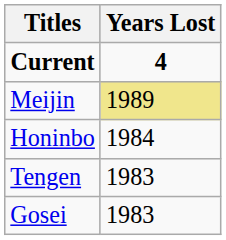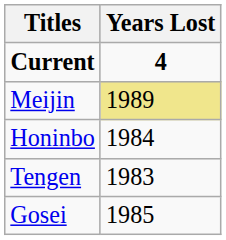(130, 215) 1983 -> (130, 215) 1985
